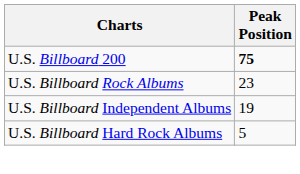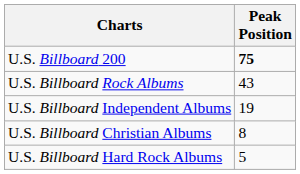(246, 83) 23 -> (246, 83) 43
+ row: (110, 132)
